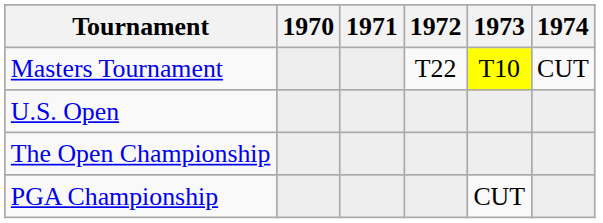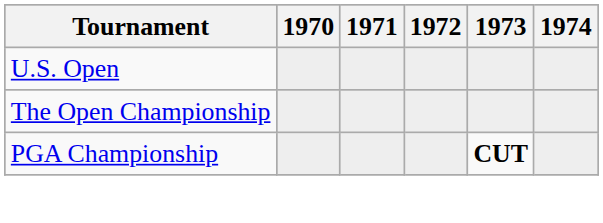- row: (117, 68)
(499, 196) normal -> (501, 153) bold
